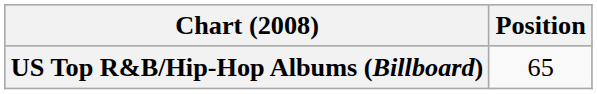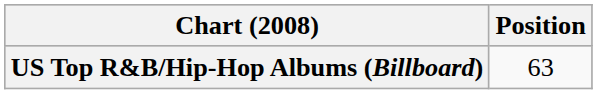(541, 66) 65 -> (541, 66) 63
